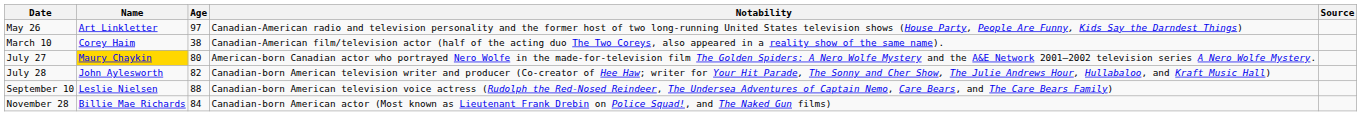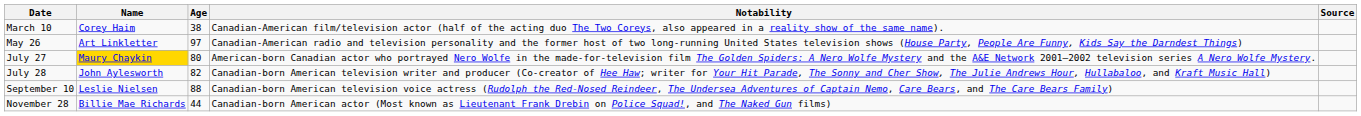rows swapped: (29, 42) <-> (23, 27)
(196, 104) 84 -> (196, 104) 44
